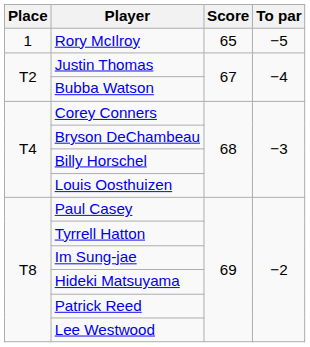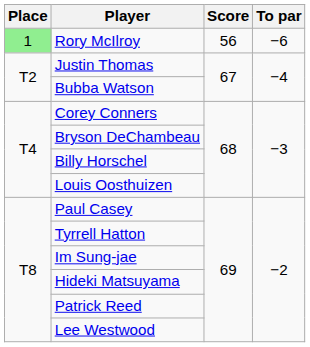(28, 40) no background -> (28, 40) lightgreen background
(228, 40) 65 -> (228, 40) 56
(279, 40) −5 -> (279, 40) −6
